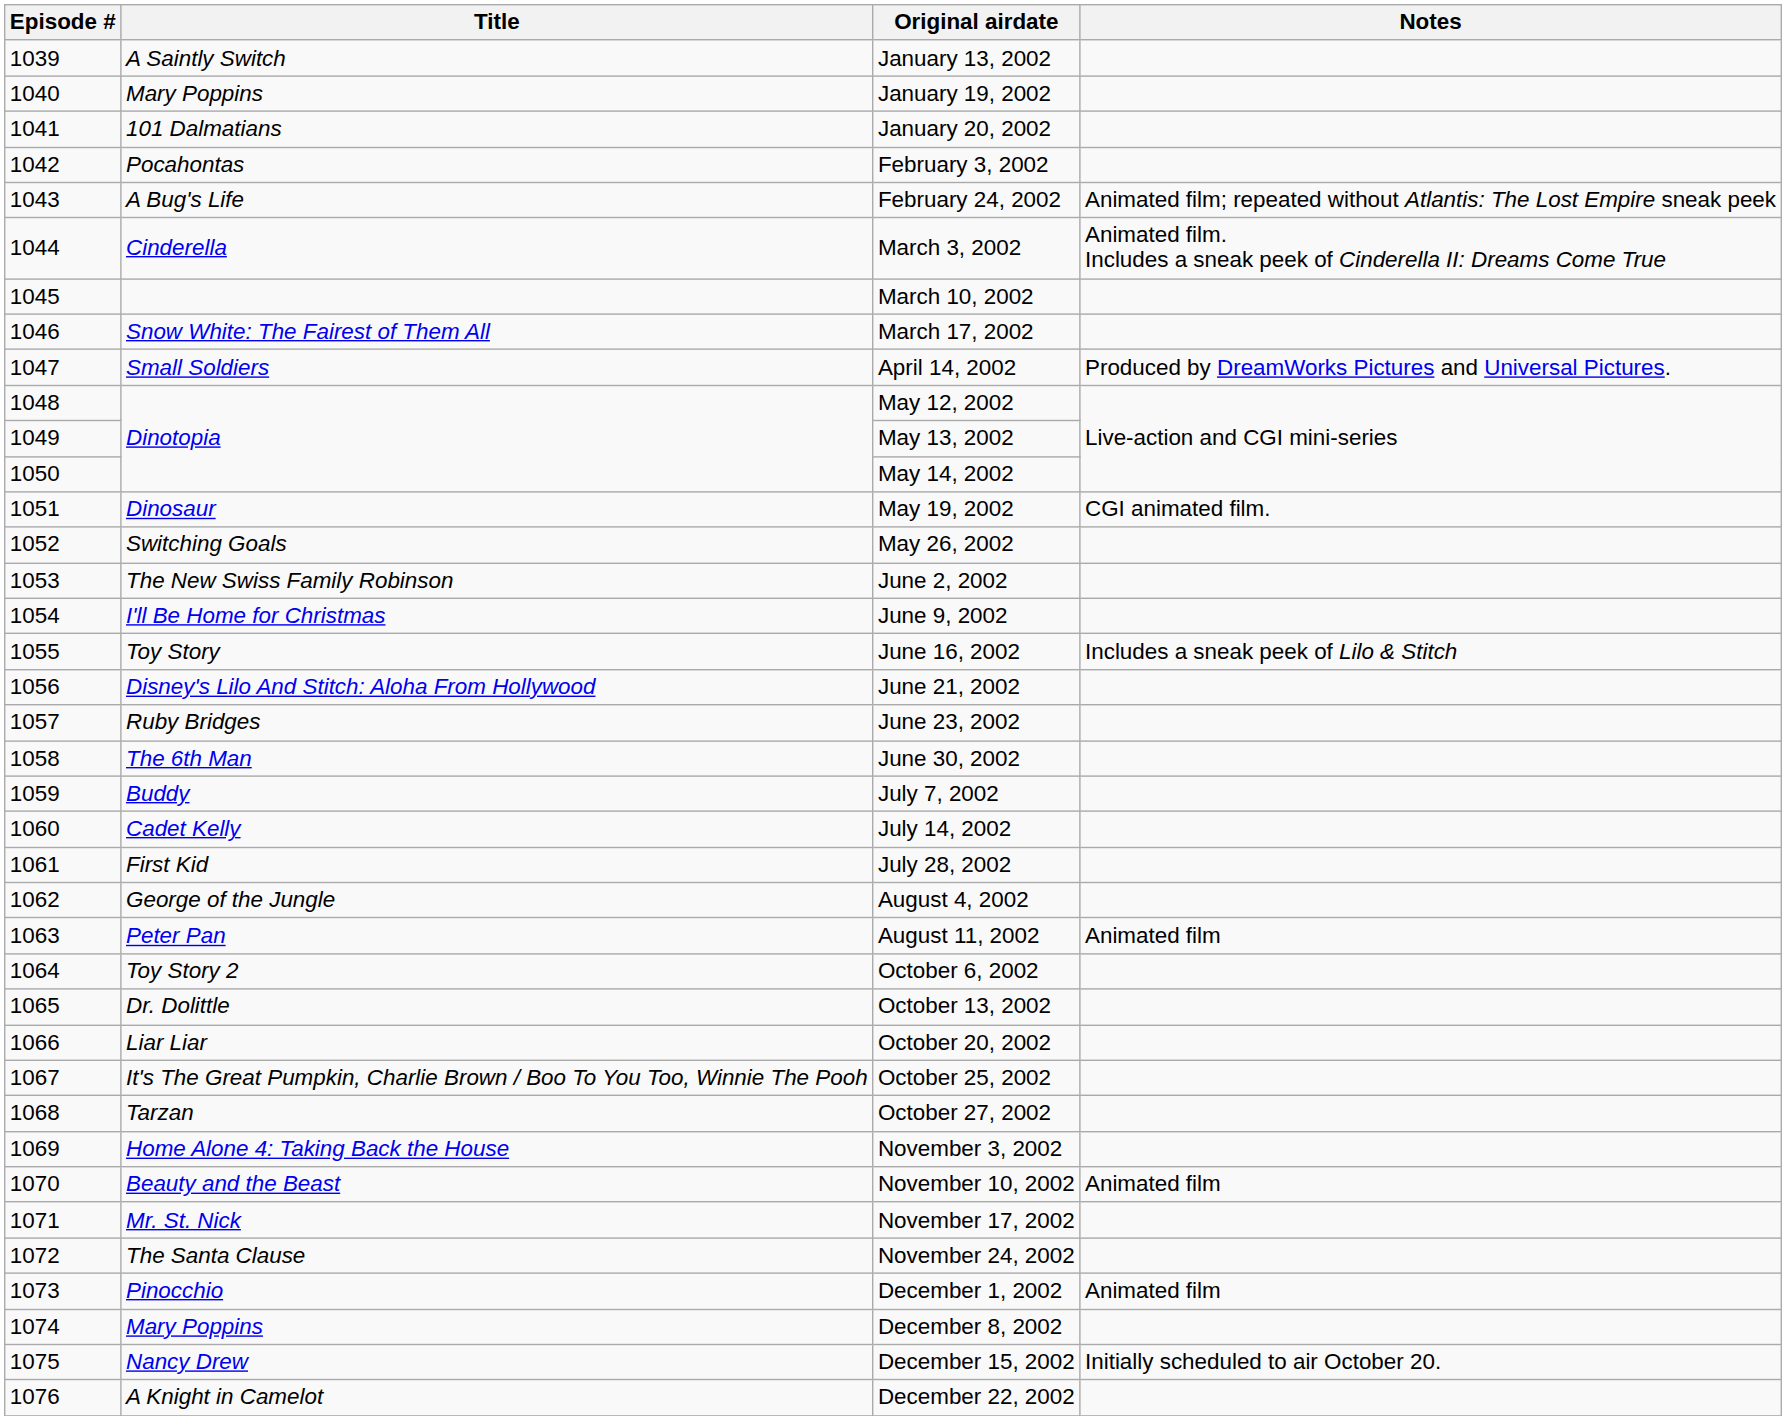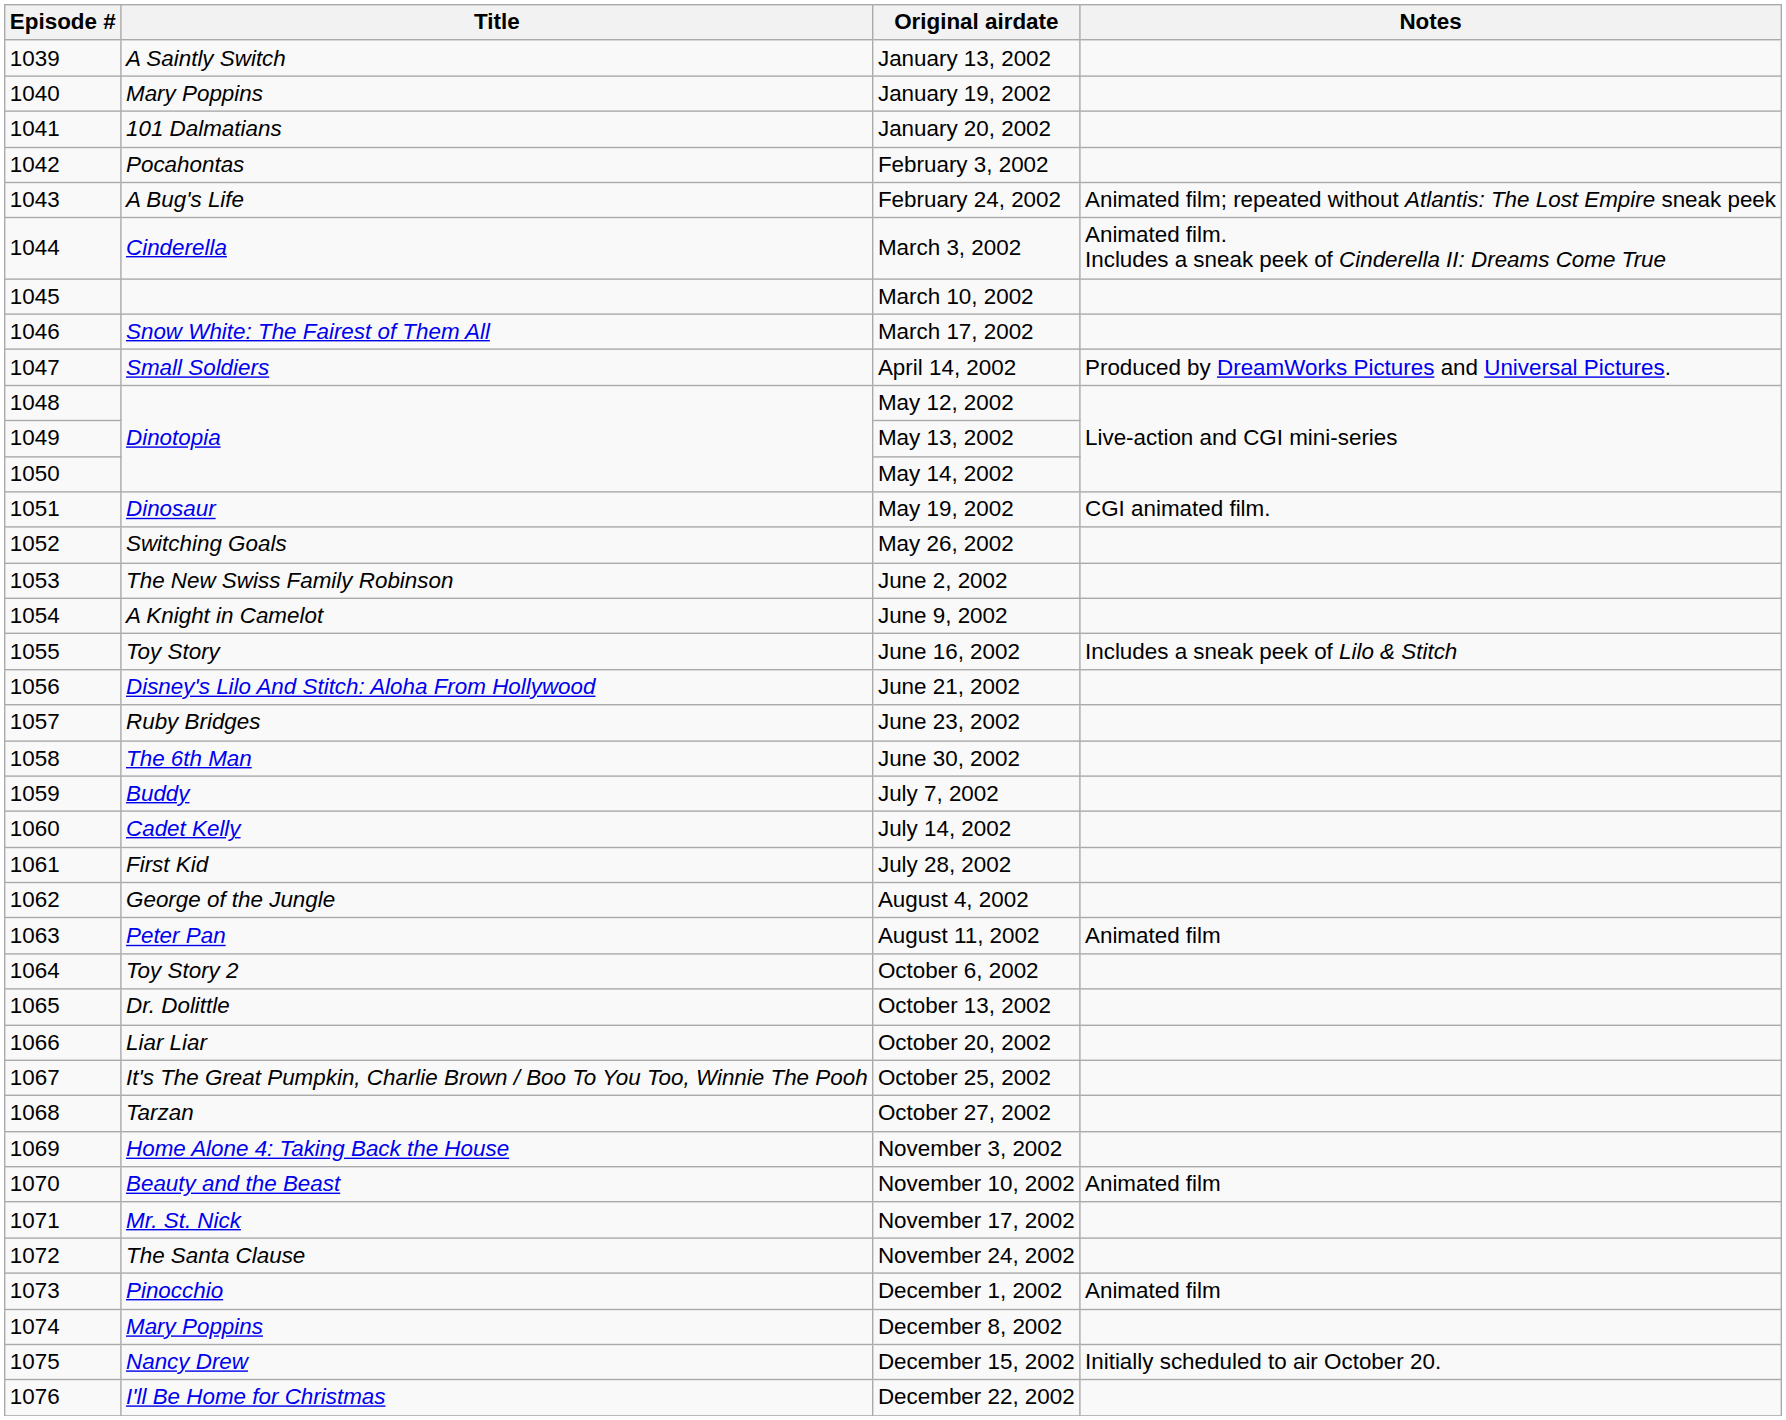(256, 615) I'll Be Home for Christmas -> (225, 615) A Knight in Camelot
(225, 1397) A Knight in Camelot -> (256, 1397) I'll Be Home for Christmas
